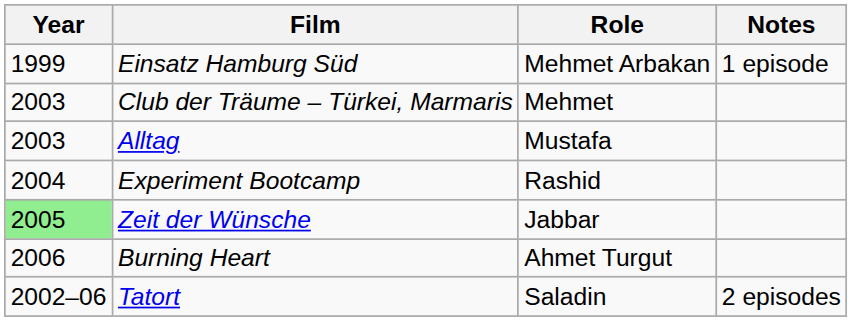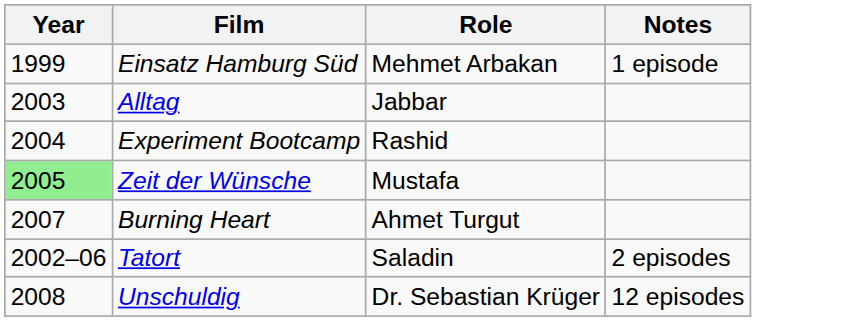- row: (315, 103)
(568, 141) Mustafa -> (409, 103) Jabbar
(562, 219) Jabbar -> (415, 180) Mustafa
(38, 258) 2006 -> (38, 219) 2007
+ row: (179, 297)
